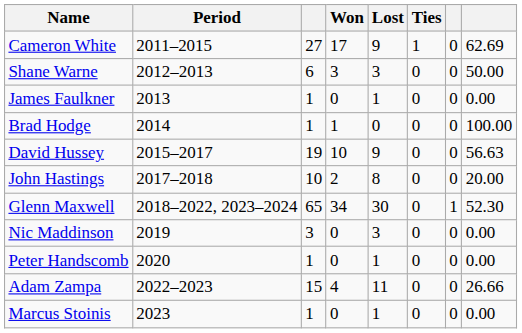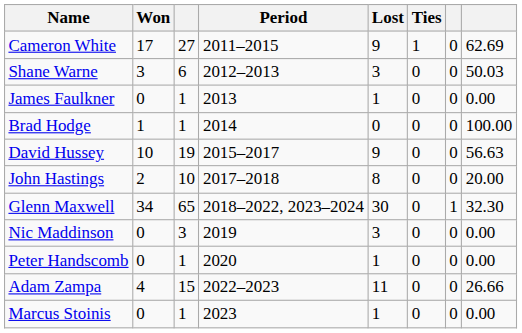columns swapped: (217, 17) <-> (347, 17)
(485, 71) 50.00 -> (485, 71) 50.03
(485, 206) 52.30 -> (485, 206) 32.30
